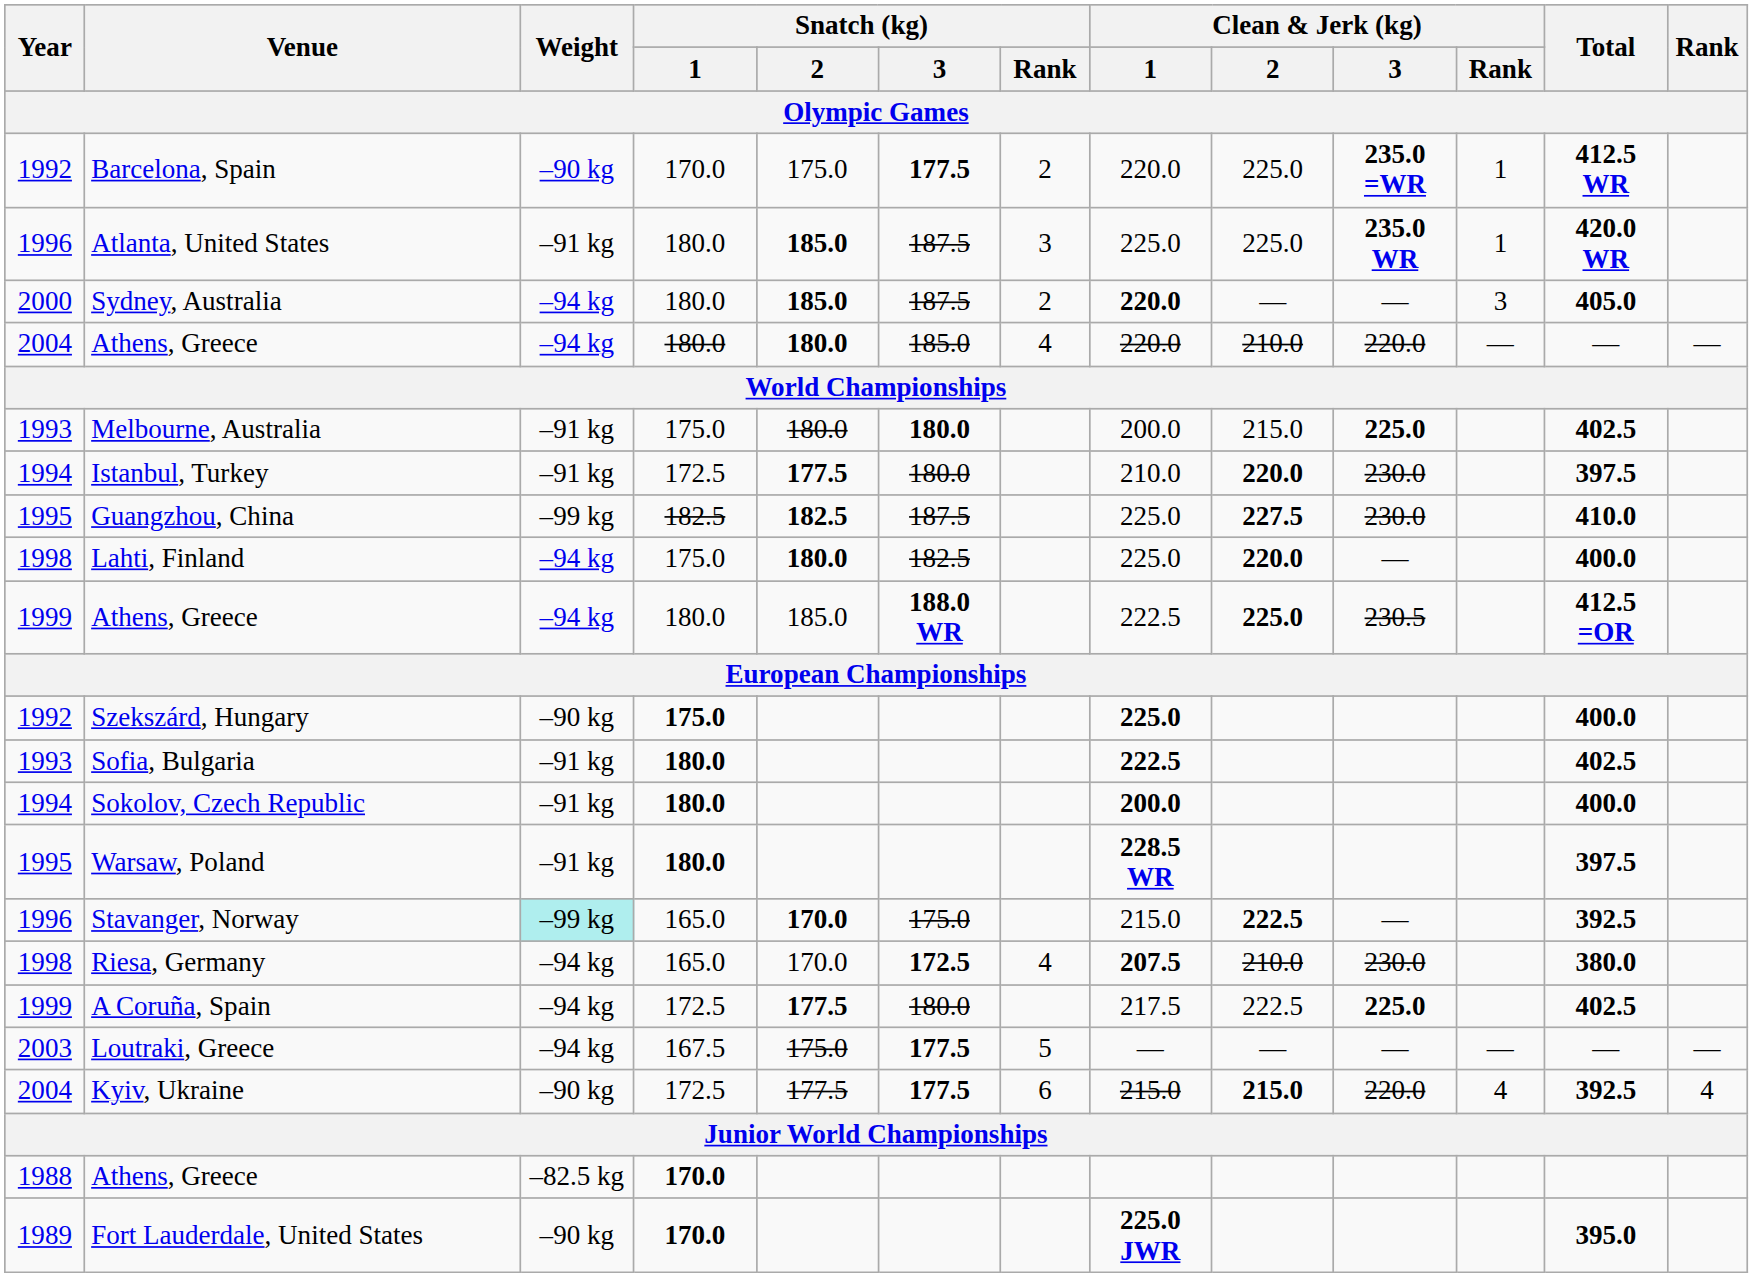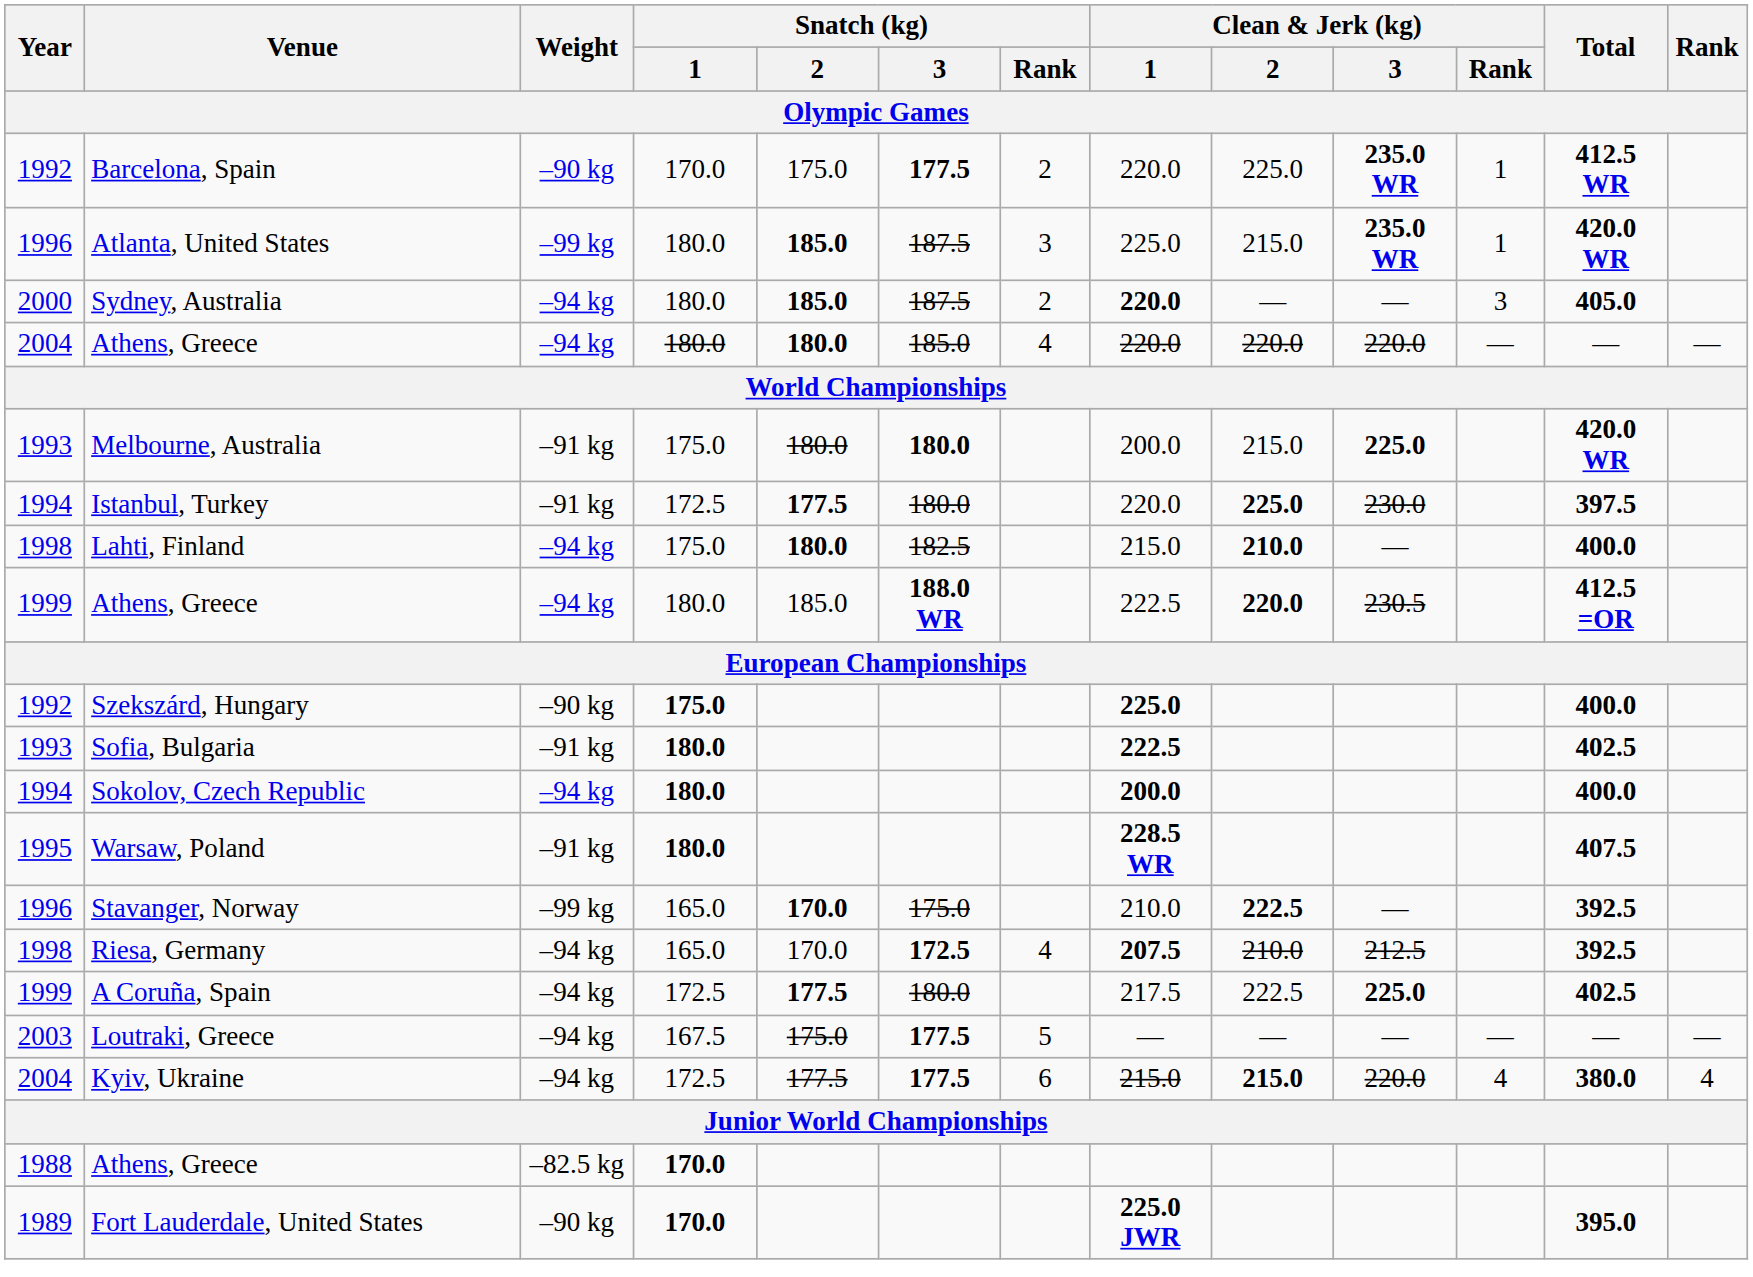(1395, 169) 235.0 =WR -> (1395, 169) 235.0 WR
(577, 243) –91 kg -> (577, 243) –99 kg
(1273, 243) 225.0 -> (1273, 243) 215.0
(1273, 344) 210.0 -> (1273, 344) 220.0
(1606, 429) 402.5 -> (1606, 445) 420.0 WR
(1150, 472) 210.0 -> (1150, 503) 220.0
(1273, 472) 220.0 -> (1273, 503) 225.0
- row: (45, 515)
(1150, 558) 225.0 -> (1150, 546) 215.0
(1273, 558) 220.0 -> (1273, 546) 210.0
(1273, 616) 225.0 -> (1273, 604) 220.0
(577, 803) –91 kg -> (577, 790) –94 kg
(1606, 861) 397.5 -> (1606, 848) 407.5
(577, 919) paleturquoise background -> (577, 907) no background
(1150, 919) 215.0 -> (1150, 907) 210.0
(1395, 962) 230.0 -> (1395, 949) 212.5
(1606, 962) 380.0 -> (1606, 949) 392.5
(577, 1091) –90 kg -> (577, 1078) –94 kg
(1606, 1091) 392.5 -> (1606, 1078) 380.0
